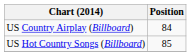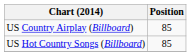(167, 28) 84 -> (167, 28) 85
